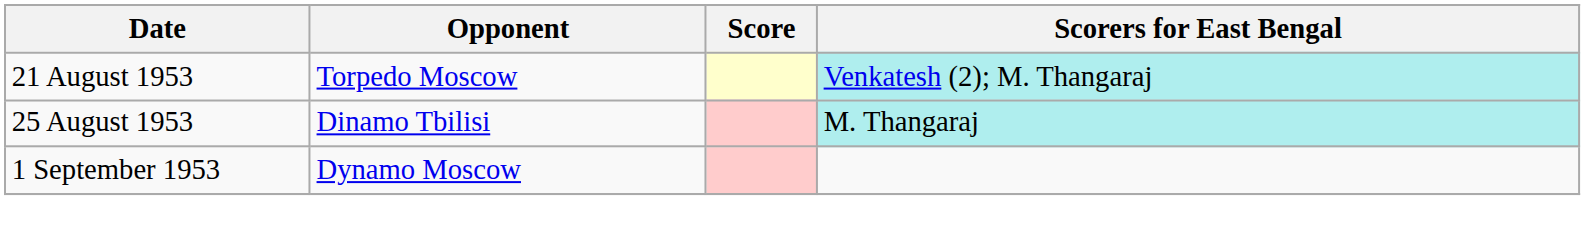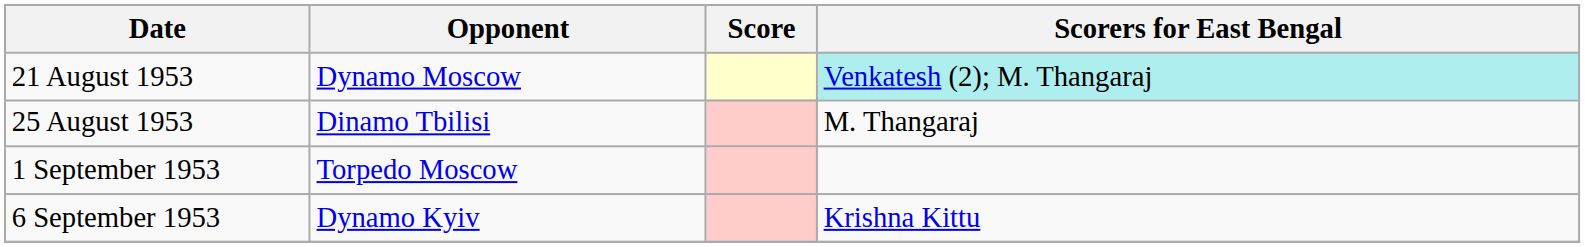(417, 75) Torpedo Moscow -> (419, 75) Dynamo Moscow
(901, 123) paleturquoise background -> (901, 123) no background
(419, 170) Dynamo Moscow -> (417, 170) Torpedo Moscow
+ row: (116, 217)
